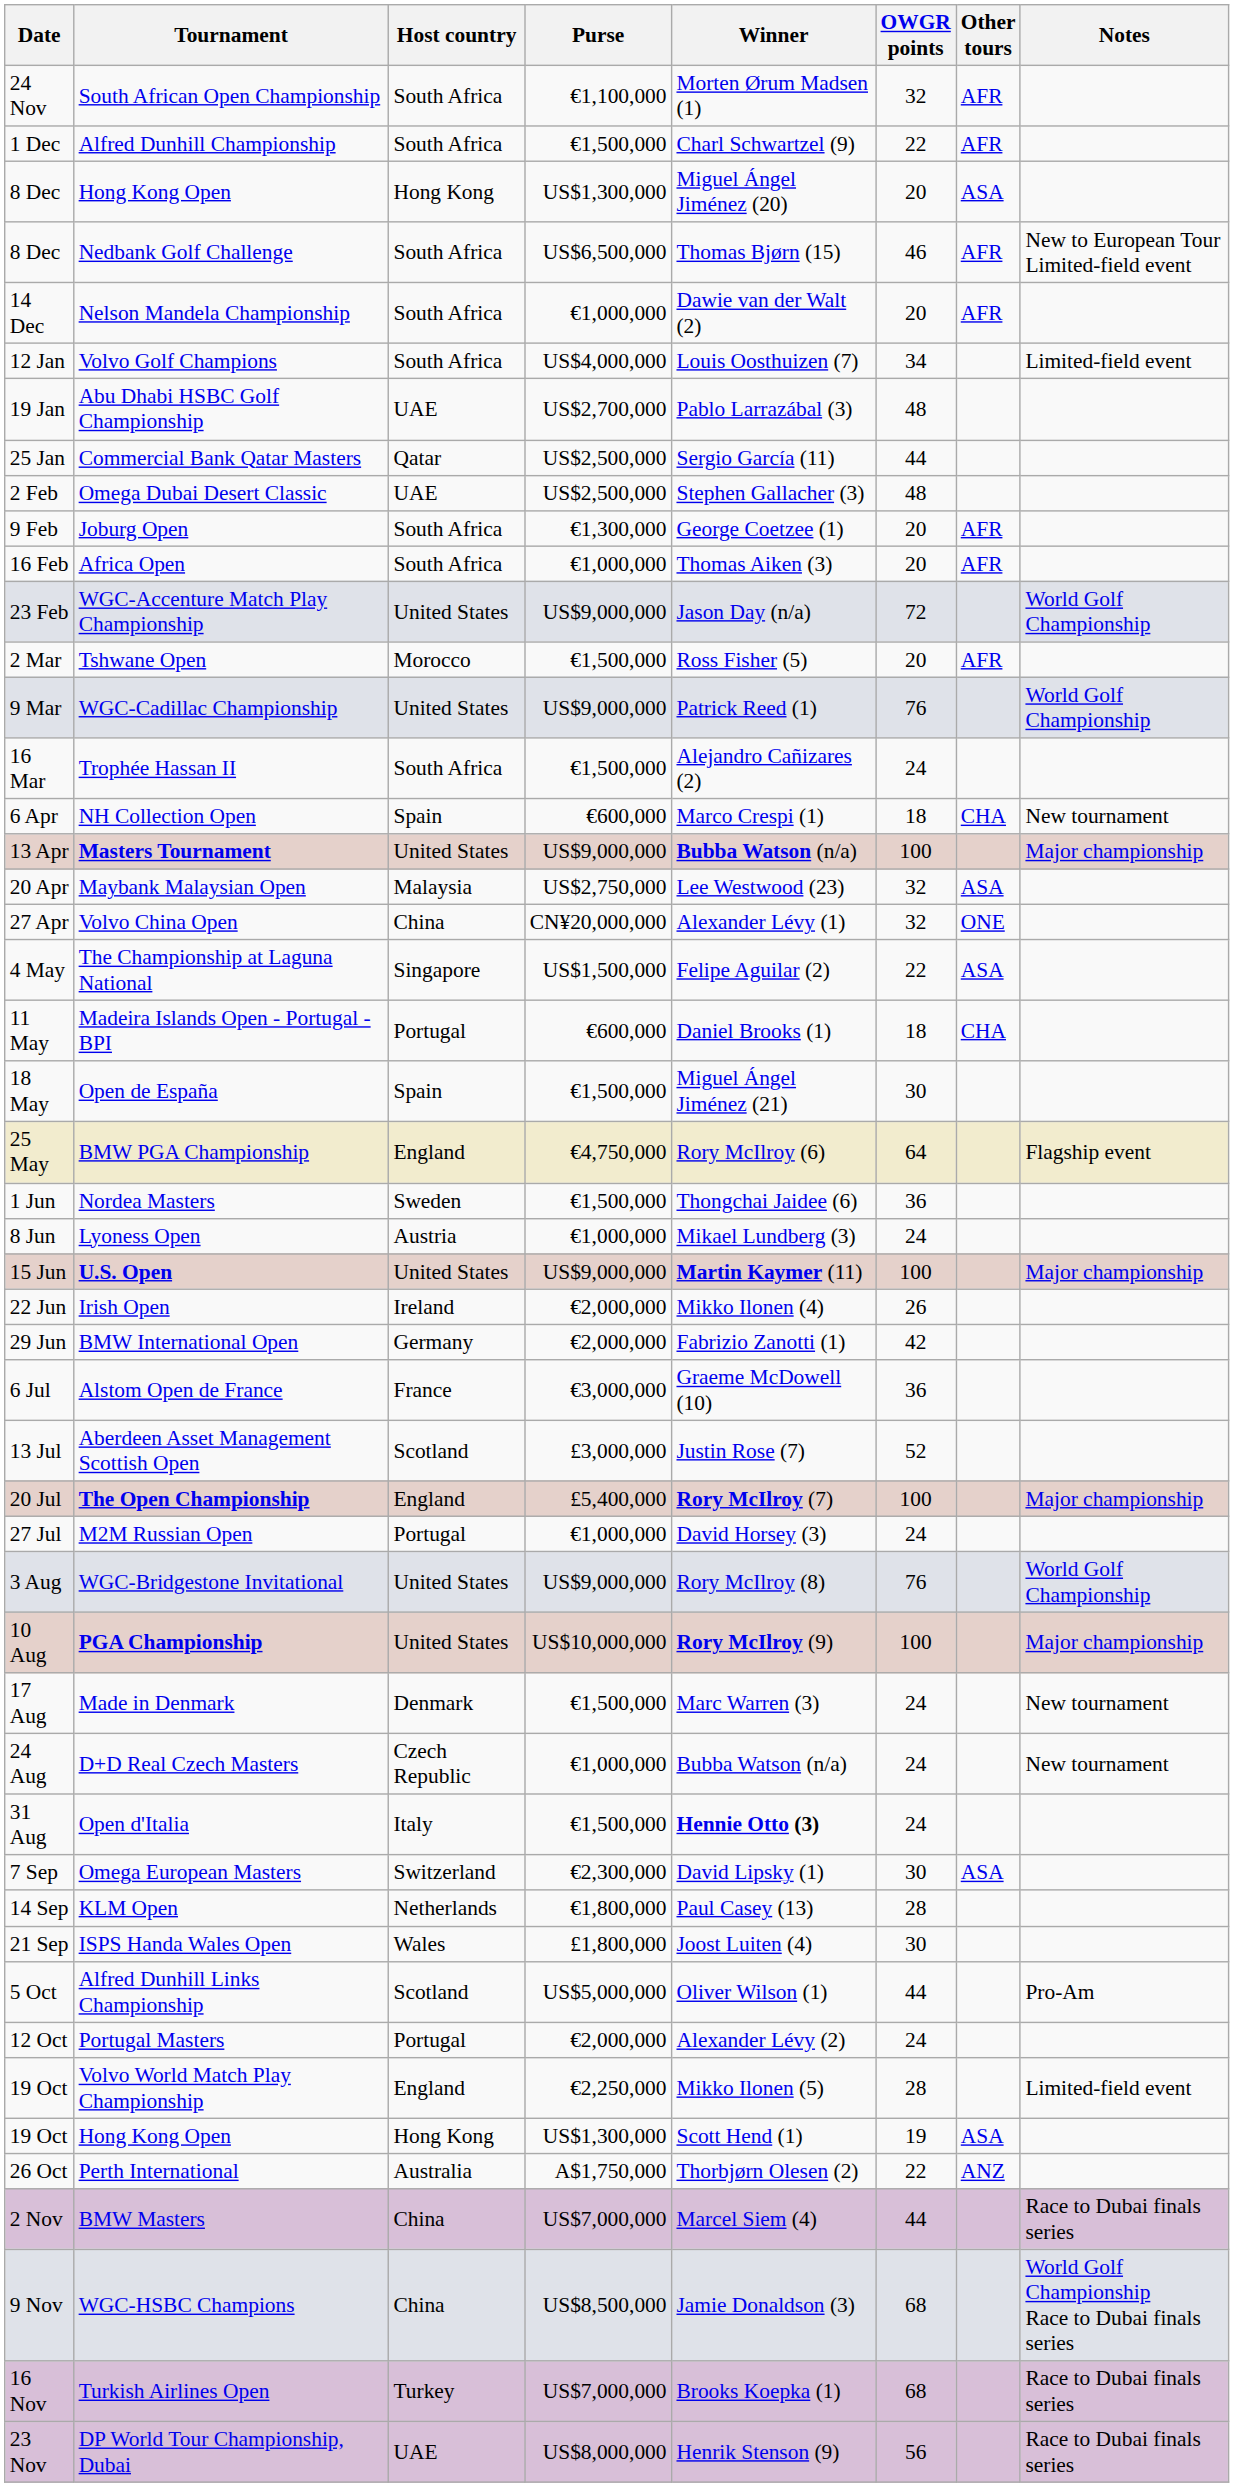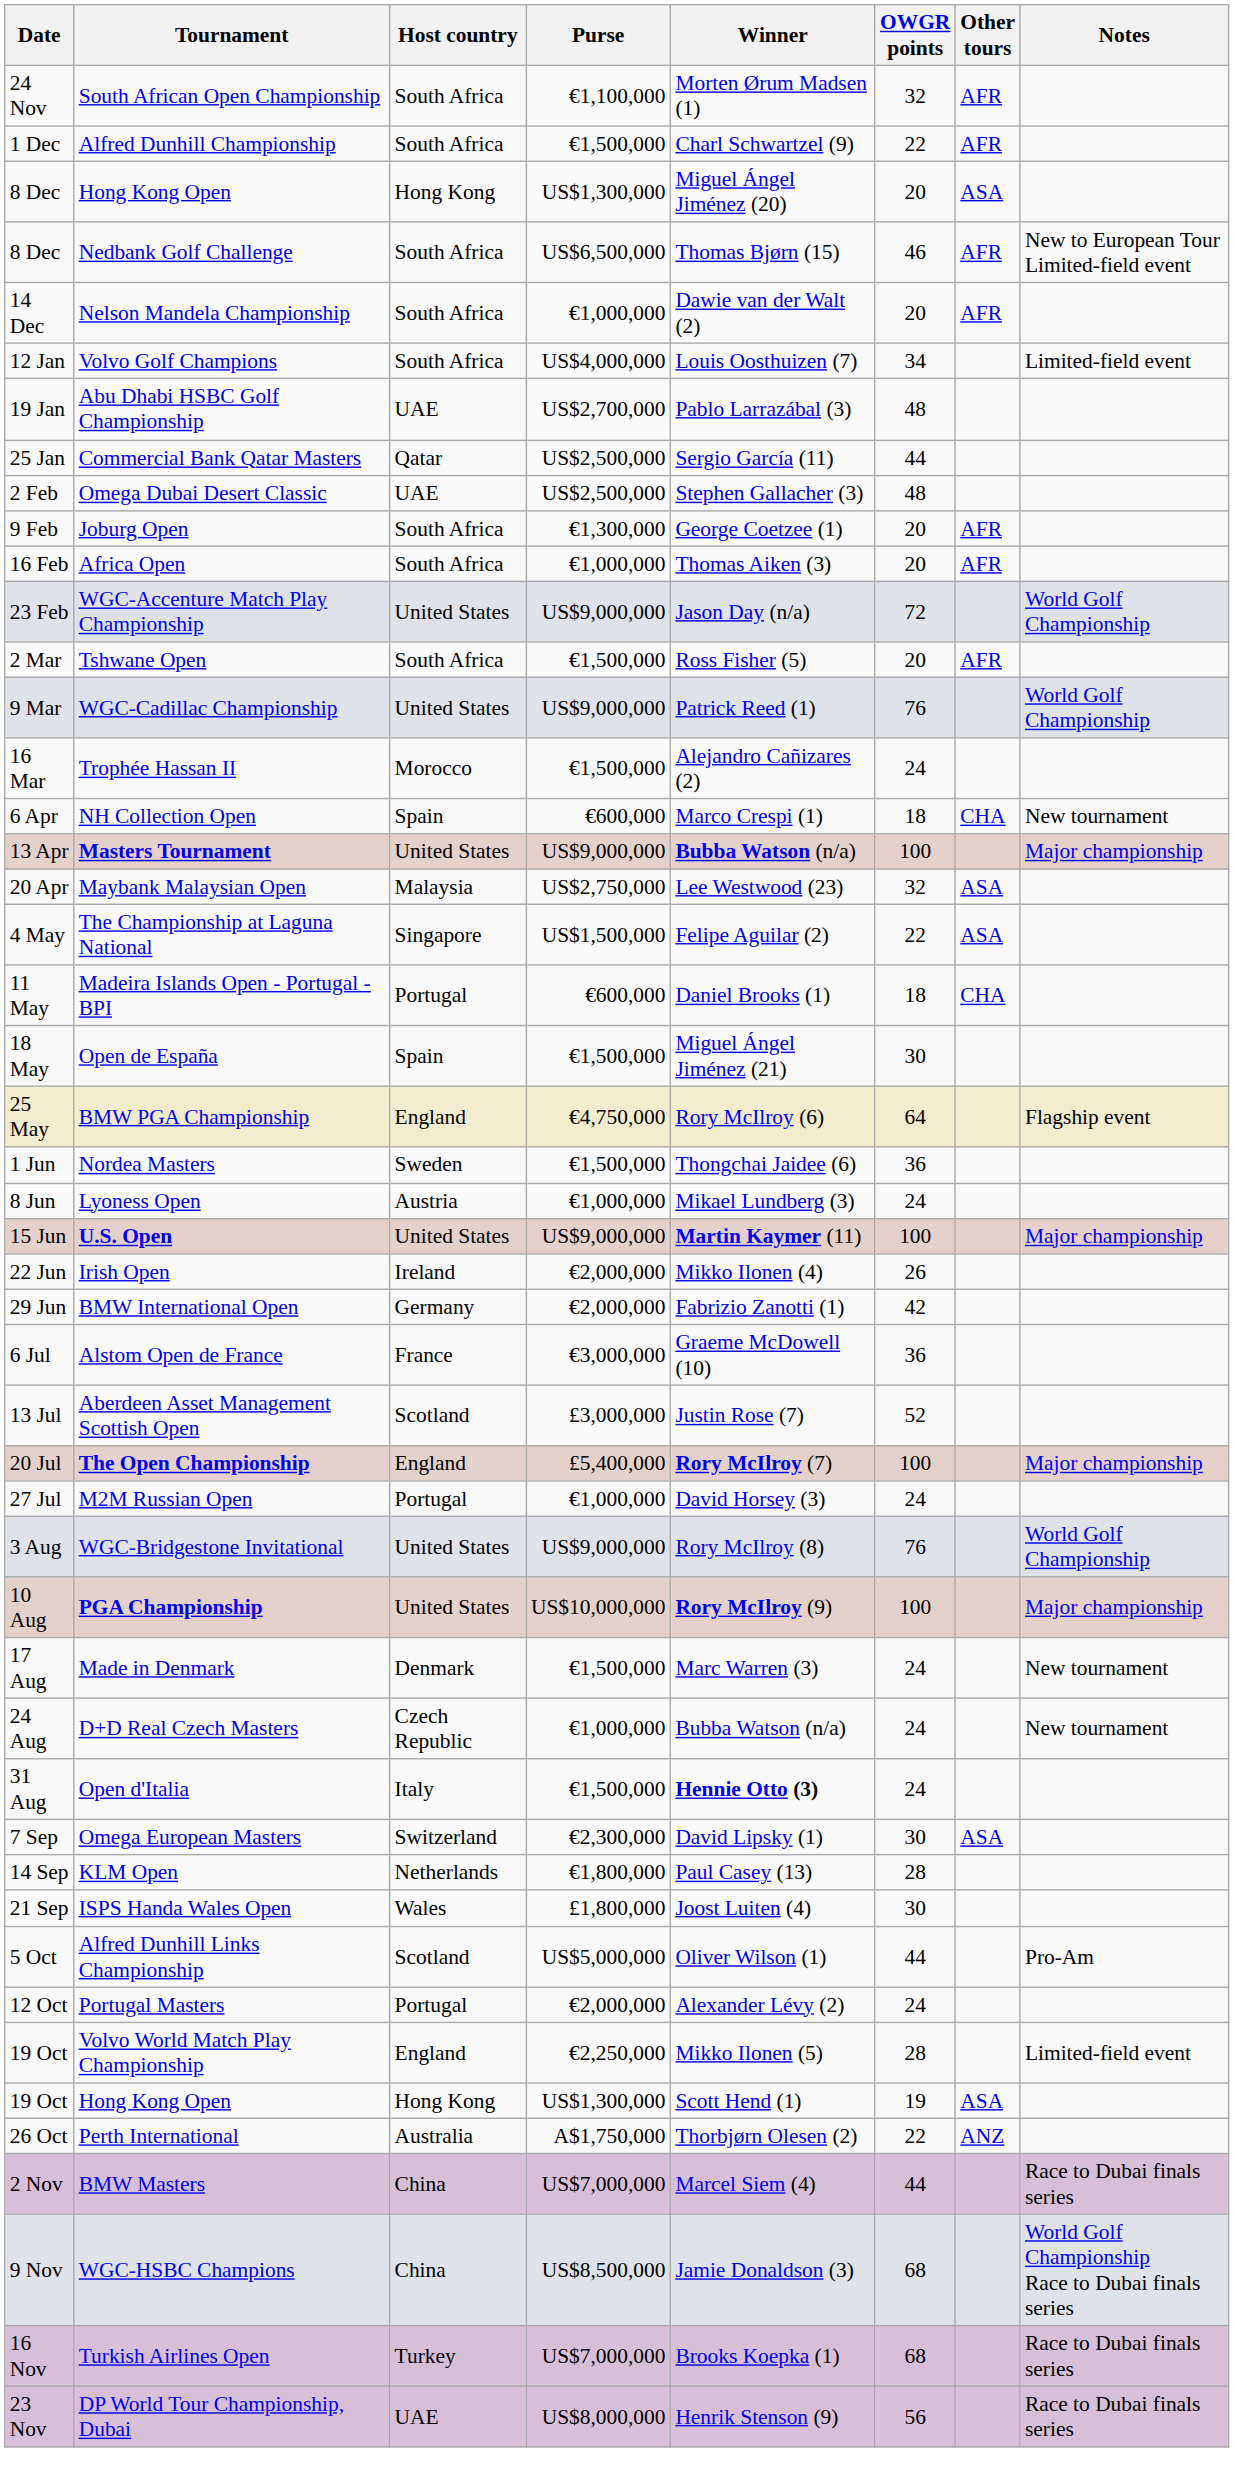(432, 659) Morocco -> (449, 659) South Africa
(448, 768) South Africa -> (433, 768) Morocco
- row: (39, 922)
